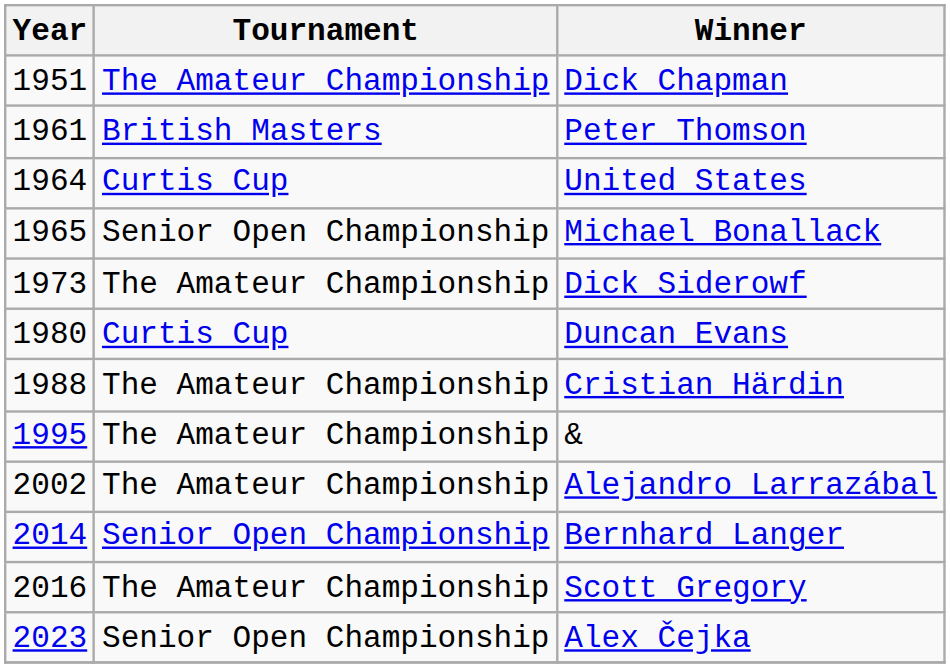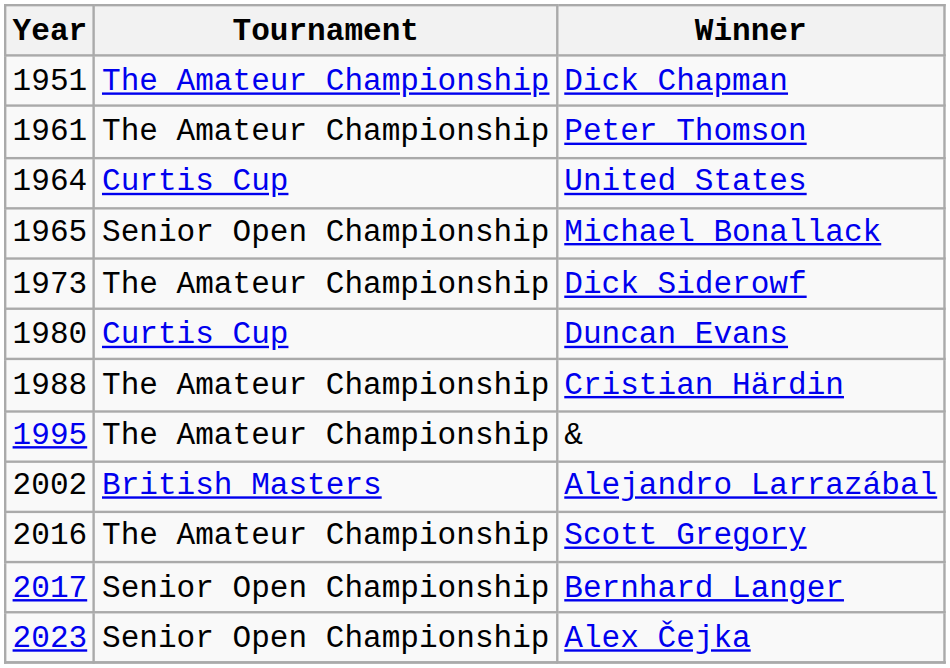(242, 132) British Masters -> (326, 132) The Amateur Championship
(326, 486) The Amateur Championship -> (242, 486) British Masters
- row: (50, 537)
+ row: (50, 588)
